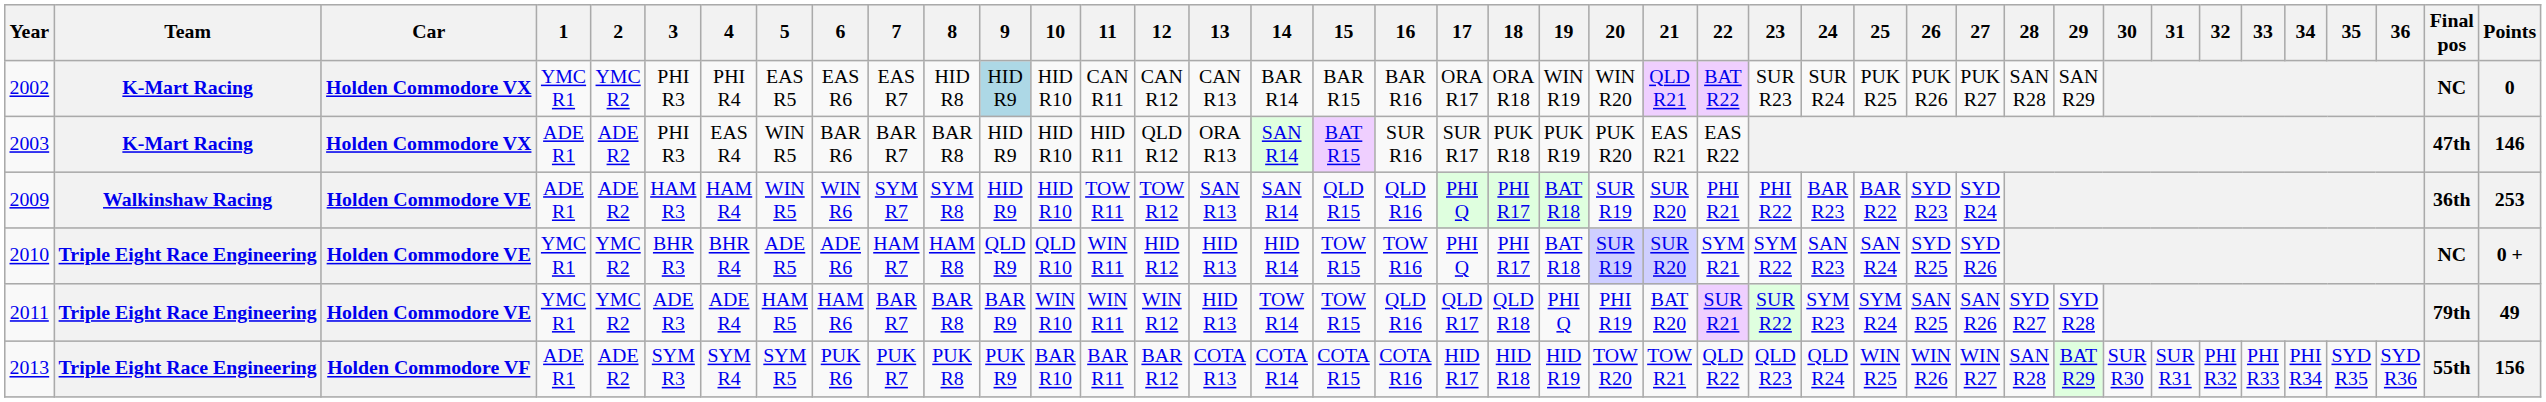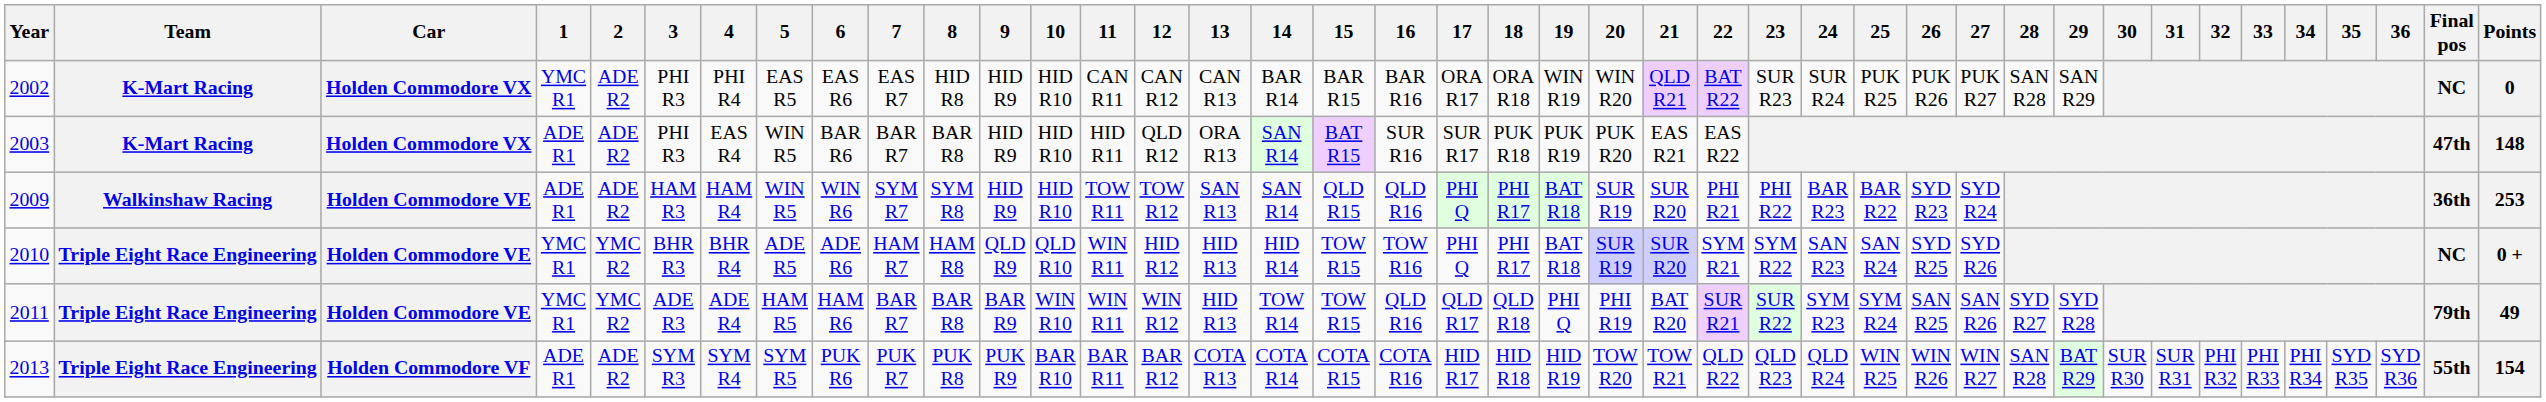(618, 88) YMC R2 -> (618, 88) ADE R2
(1005, 88) lightblue background -> (1005, 88) no background
(2510, 144) 146 -> (2510, 144) 148
(2510, 367) 156 -> (2510, 367) 154
